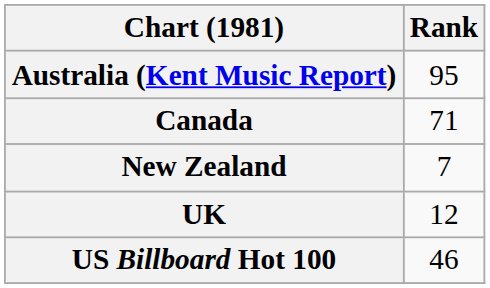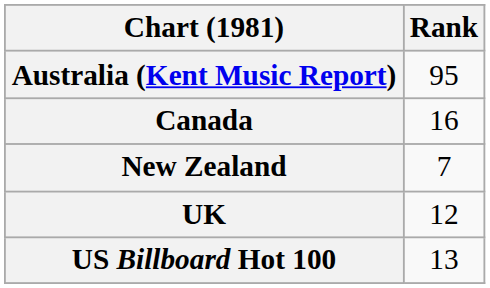(444, 120) 71 -> (444, 120) 16
(444, 259) 46 -> (444, 259) 13
